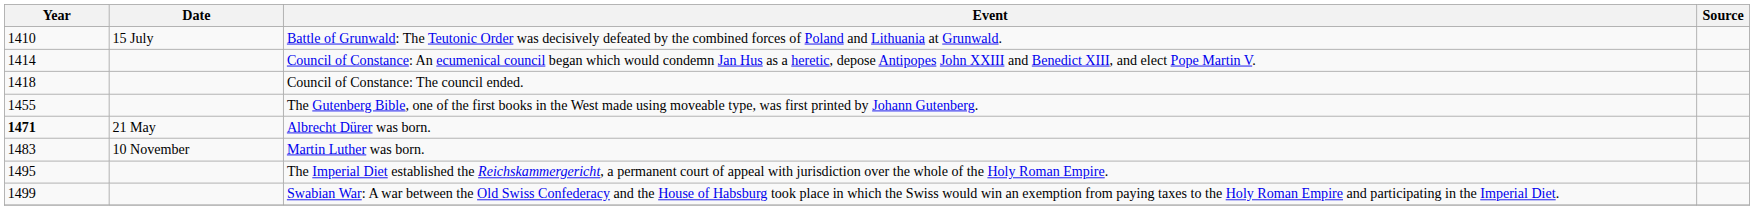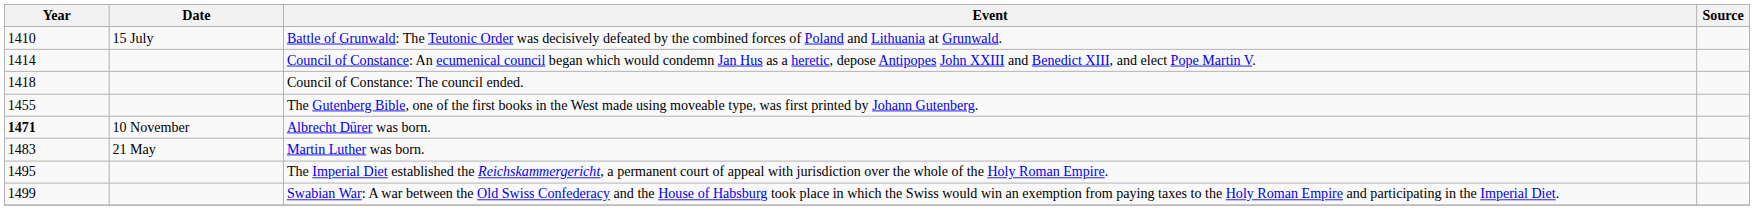(134, 127) 21 May -> (151, 127) 10 November
(151, 149) 10 November -> (134, 149) 21 May
